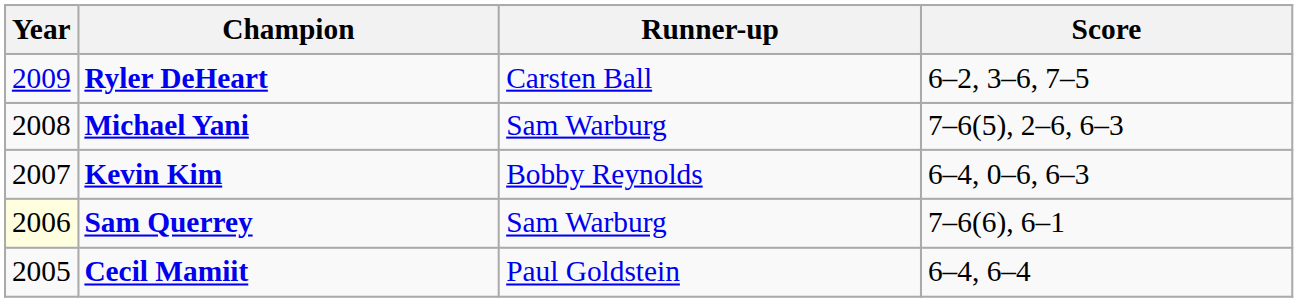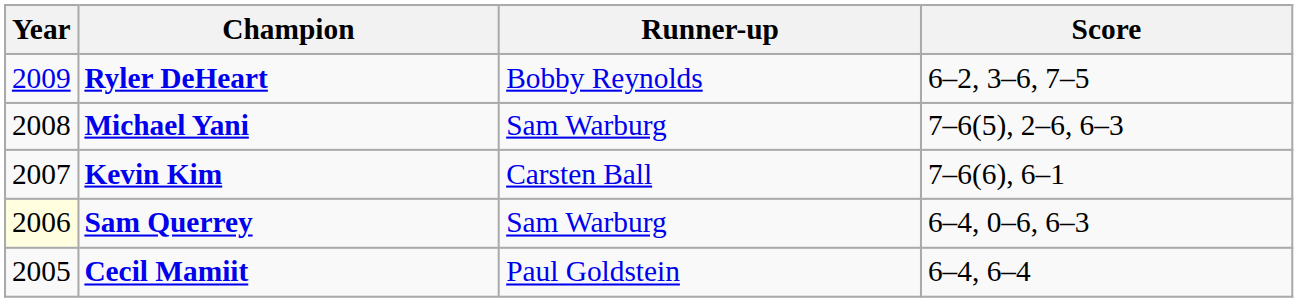(579, 77) Carsten Ball -> (604, 77) Bobby Reynolds
(604, 174) Bobby Reynolds -> (579, 174) Carsten Ball
(1009, 174) 6–4, 0–6, 6–3 -> (996, 174) 7–6(6), 6–1
(996, 222) 7–6(6), 6–1 -> (1009, 222) 6–4, 0–6, 6–3
